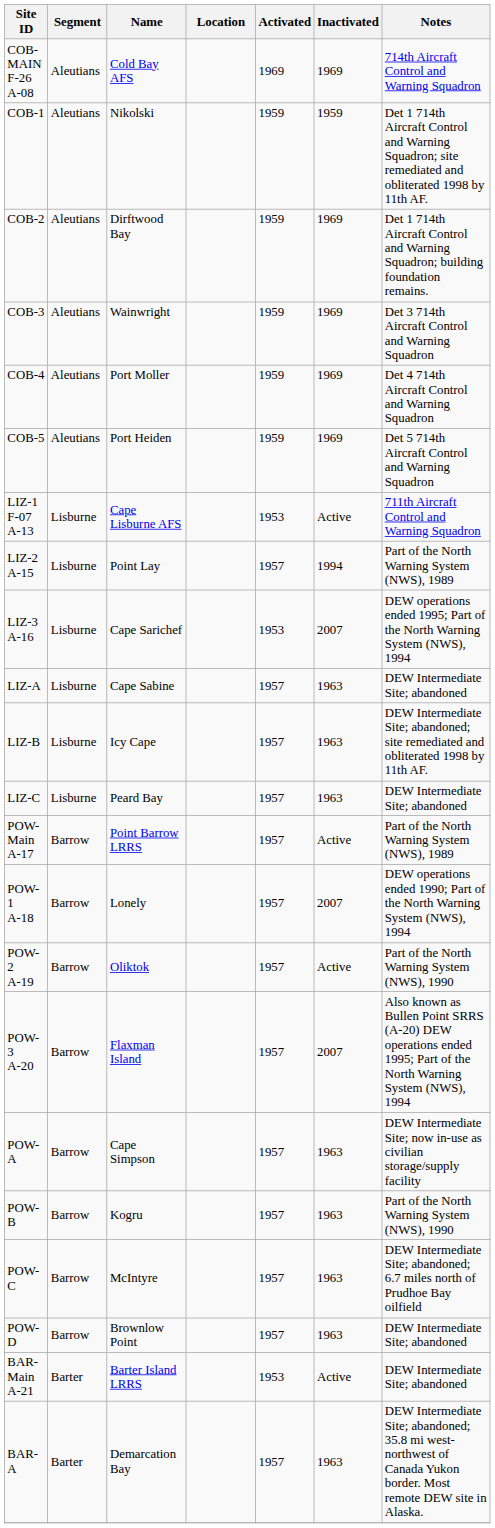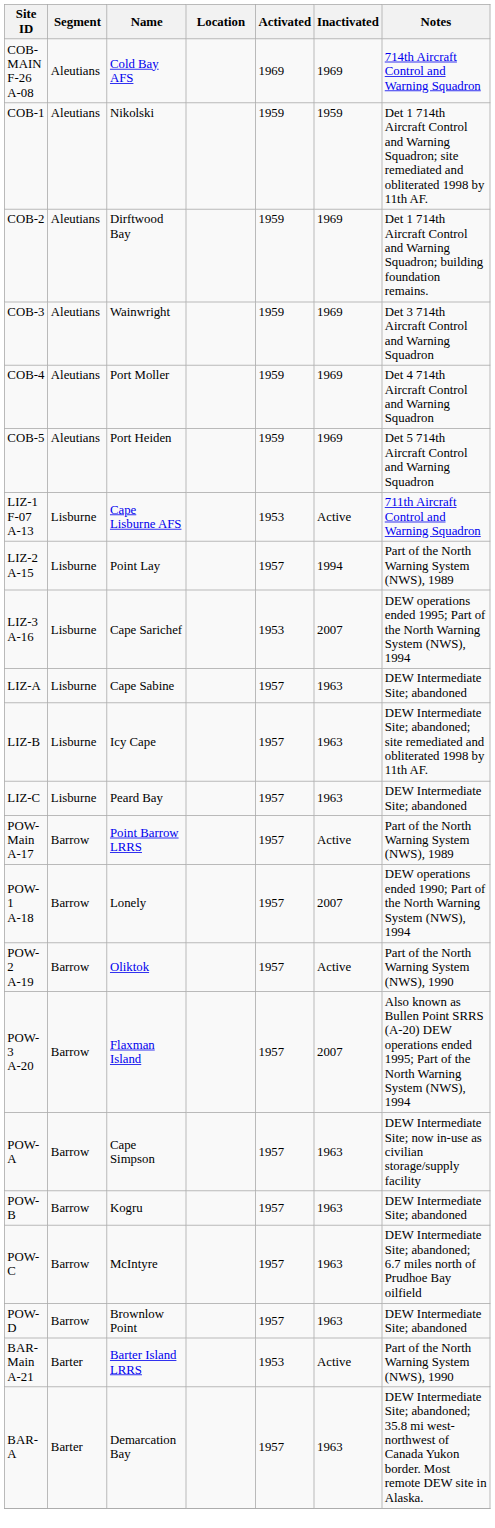(428, 1215) Part of the North Warning System (NWS), 1990 -> (433, 1208) DEW Intermediate Site; abandoned
(433, 1376) DEW Intermediate Site; abandoned -> (428, 1362) Part of the North Warning System (NWS), 1990
